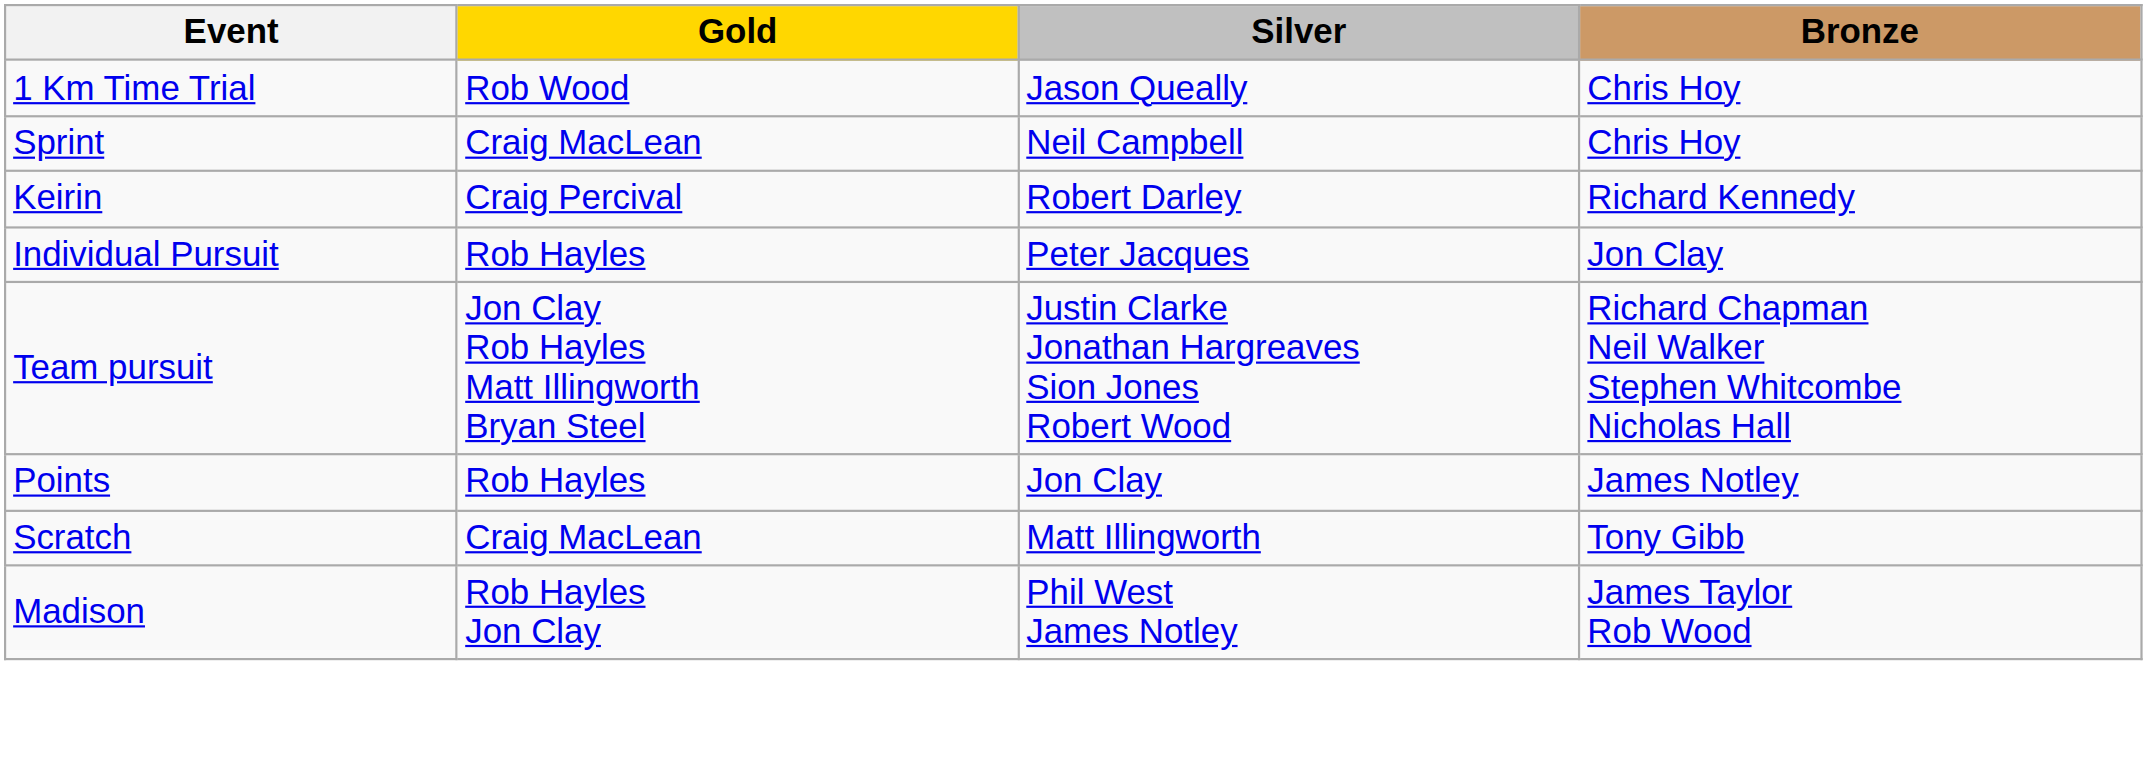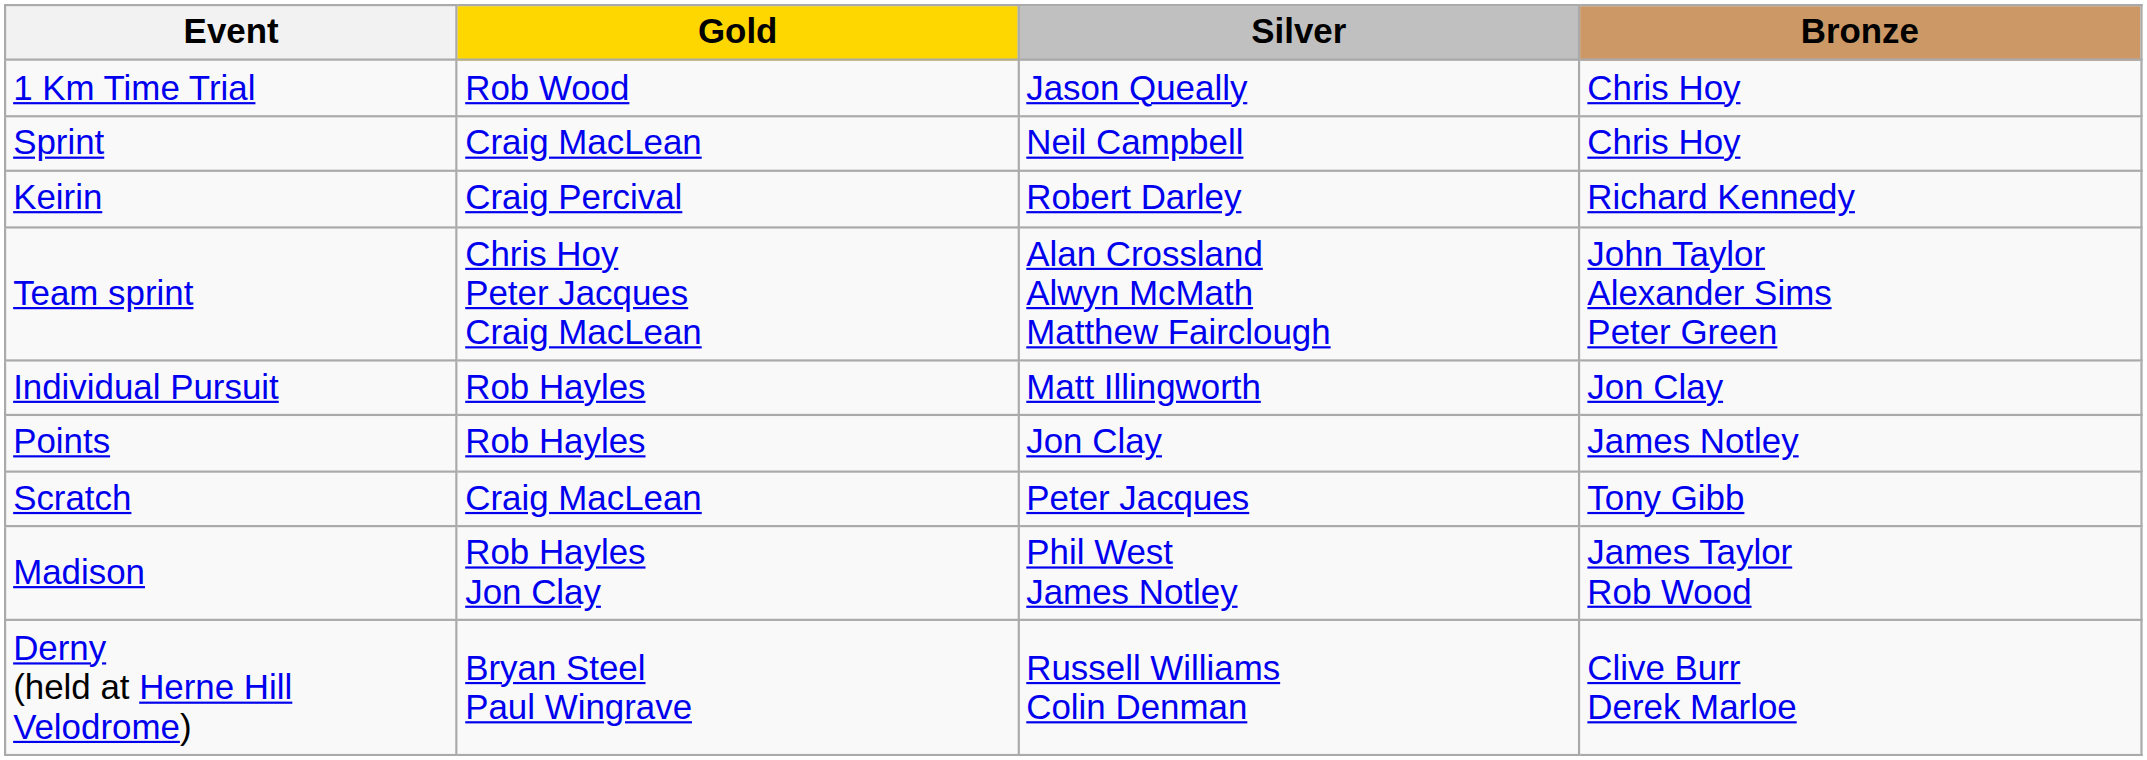+ row: (103, 292)
(1138, 253) Peter Jacques -> (1144, 387) Matt Illingworth
- row: (113, 367)
(1144, 537) Matt Illingworth -> (1138, 497) Peter Jacques
+ row: (153, 686)
